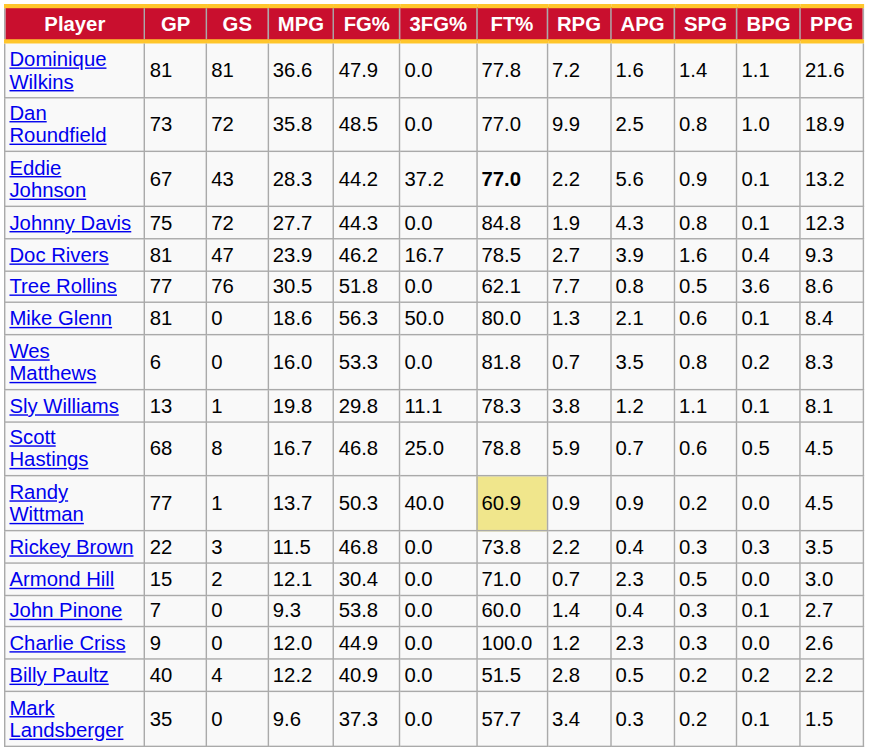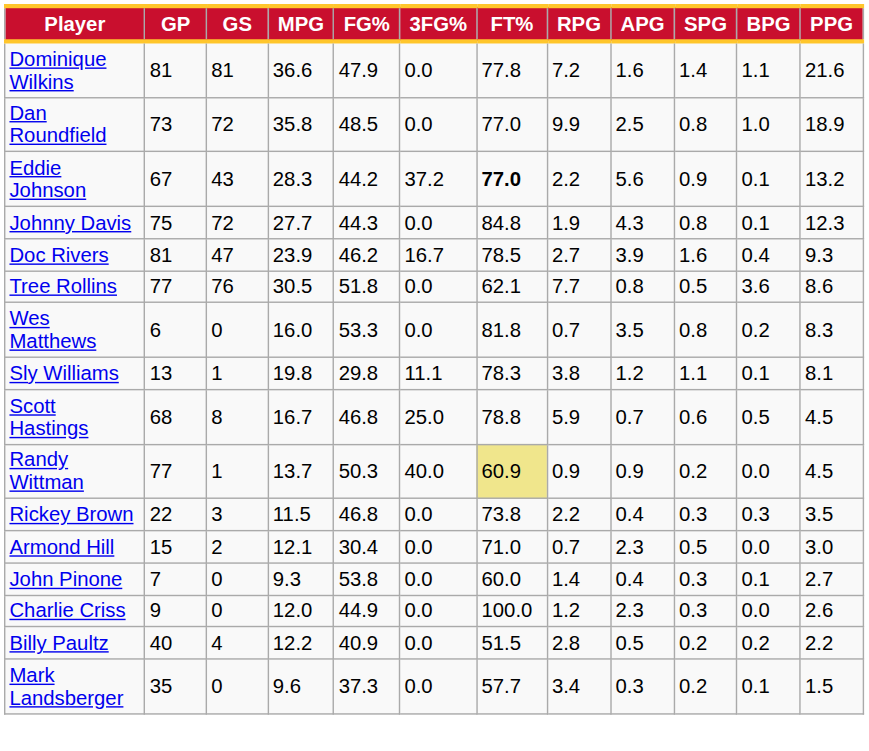- row: (61, 319)
